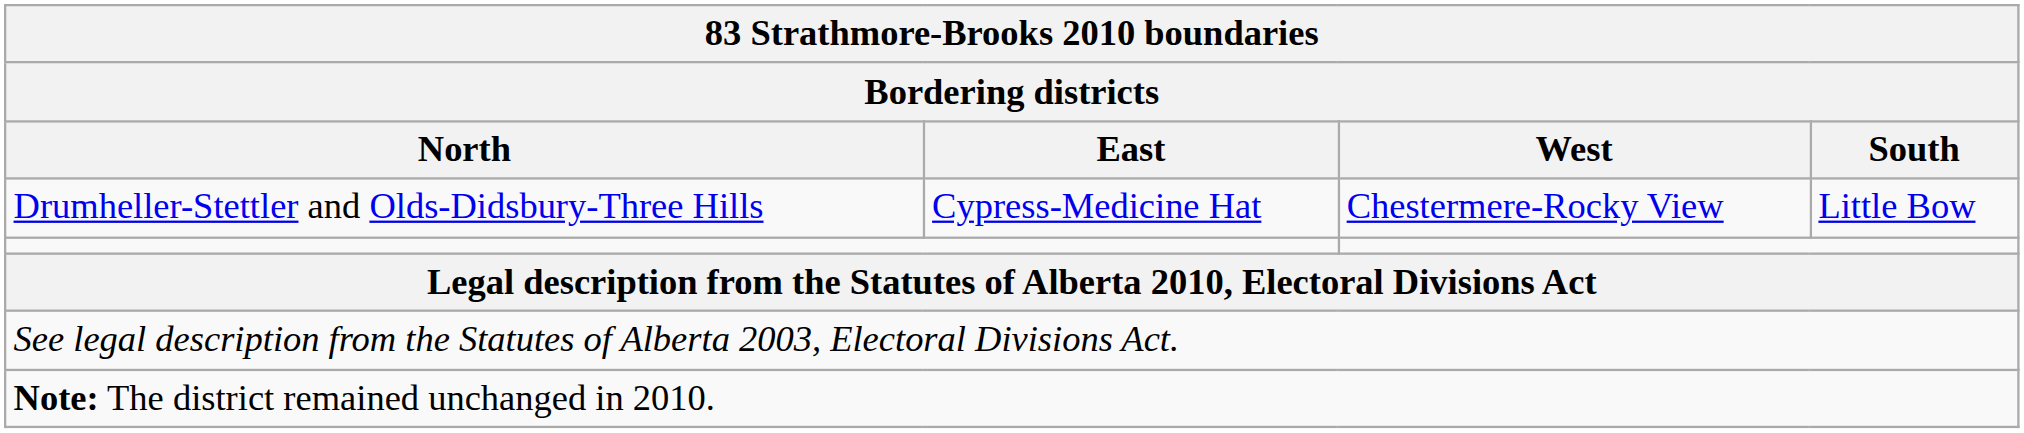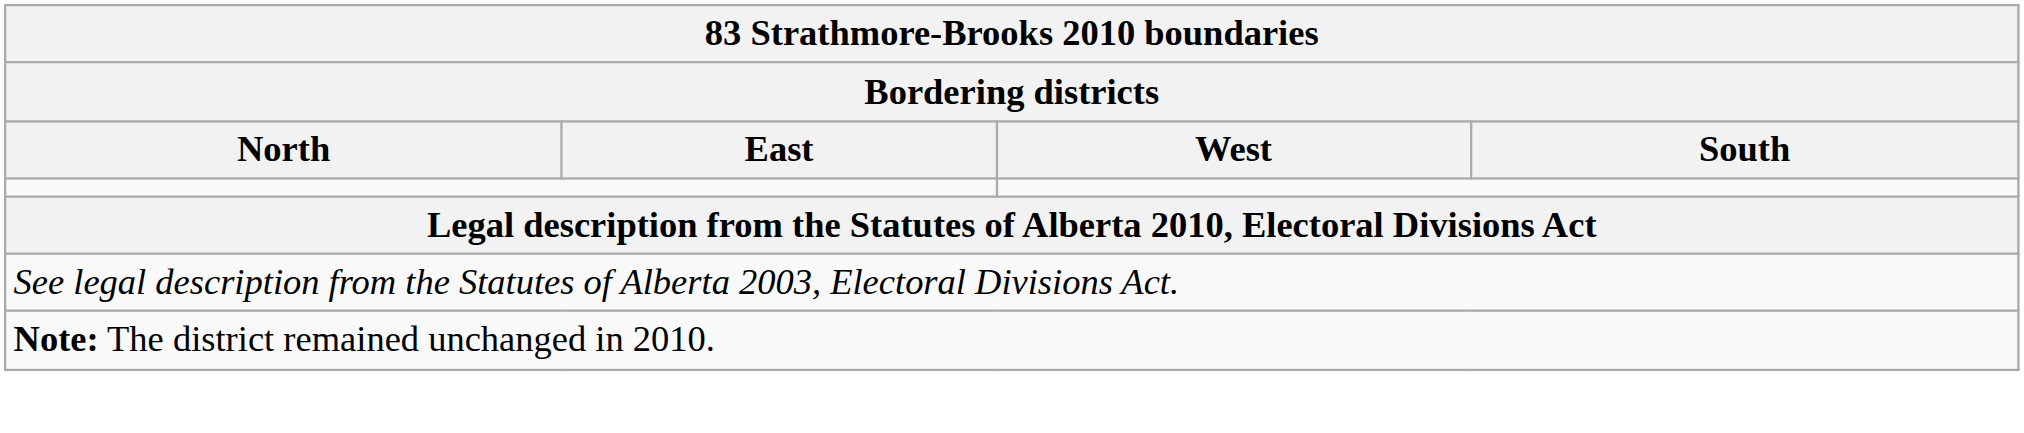- row: (389, 206)
